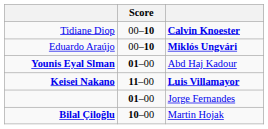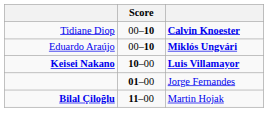- row: (73, 64)
(141, 81) 11–00 -> (141, 64) 10–00
(141, 116) 10–00 -> (141, 98) 11–00
